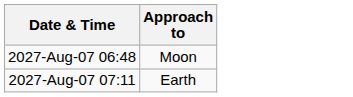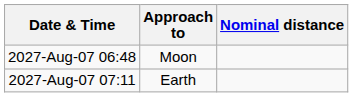+ column: (282, 25)
